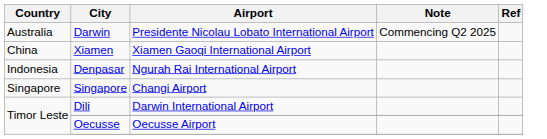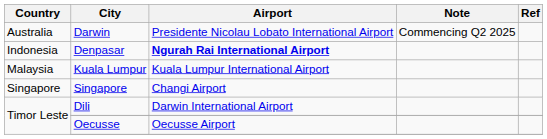- row: (93, 50)
(214, 69) normal -> (240, 50) bold
+ row: (110, 69)
